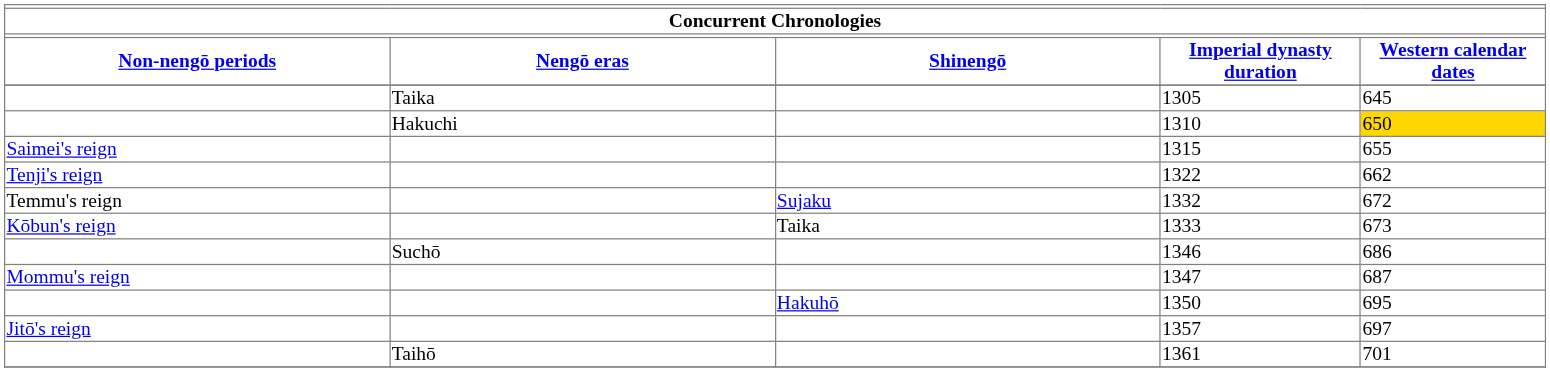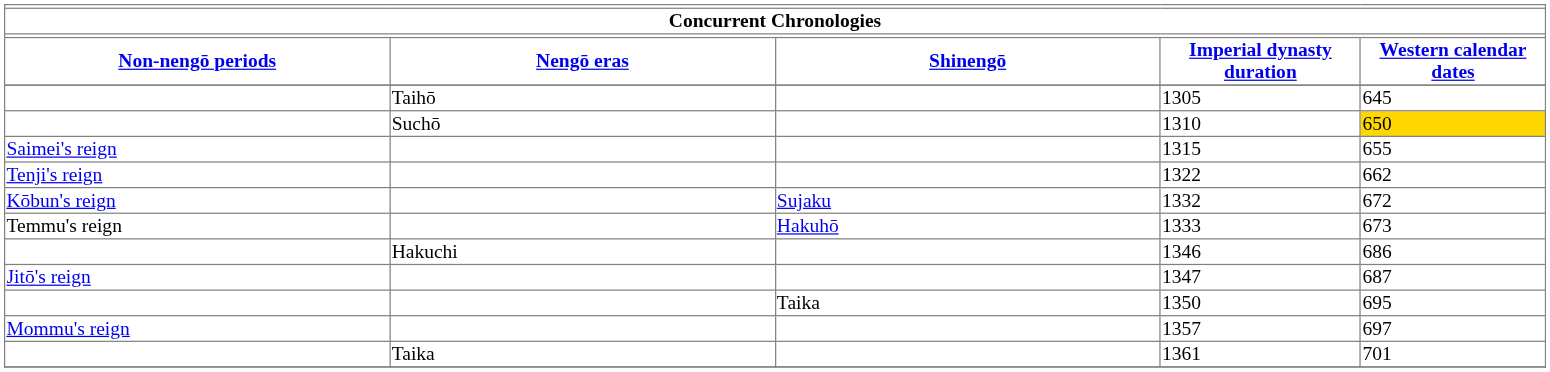(413, 97) Taika -> (414, 97) Taihō
(425, 123) Hakuchi -> (416, 123) Suchō
(64, 200) Temmu's reign -> (61, 200) Kōbun's reign
(61, 225) Kōbun's reign -> (64, 225) Temmu's reign
(798, 225) Taika -> (808, 225) Hakuhō
(416, 251) Suchō -> (425, 251) Hakuchi
(68, 277) Mommu's reign -> (49, 277) Jitō's reign
(808, 302) Hakuhō -> (798, 302) Taika
(49, 328) Jitō's reign -> (68, 328) Mommu's reign
(414, 354) Taihō -> (413, 354) Taika
